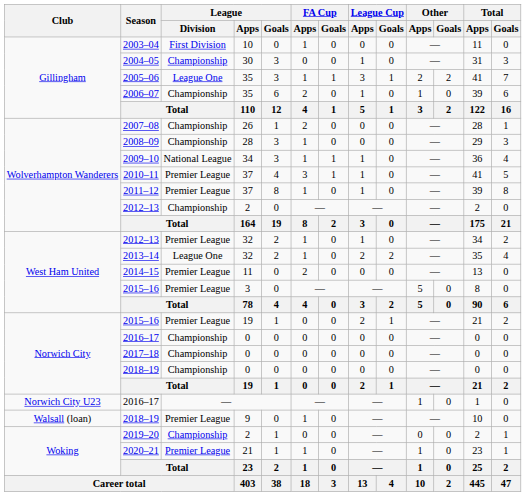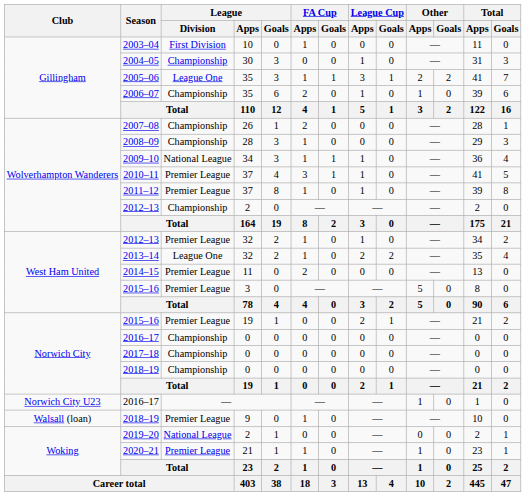(198, 434) Championship -> (198, 434) National League
